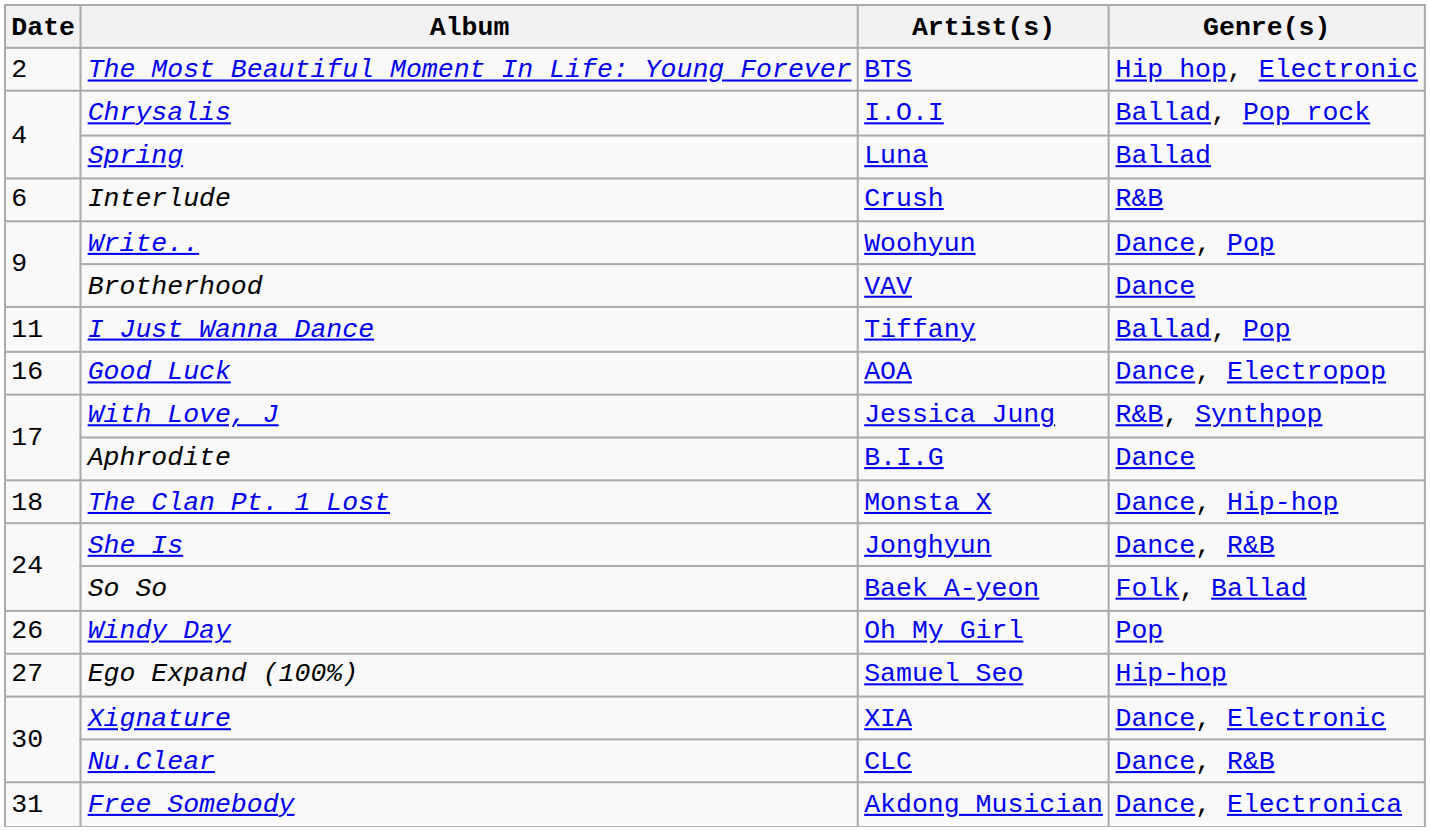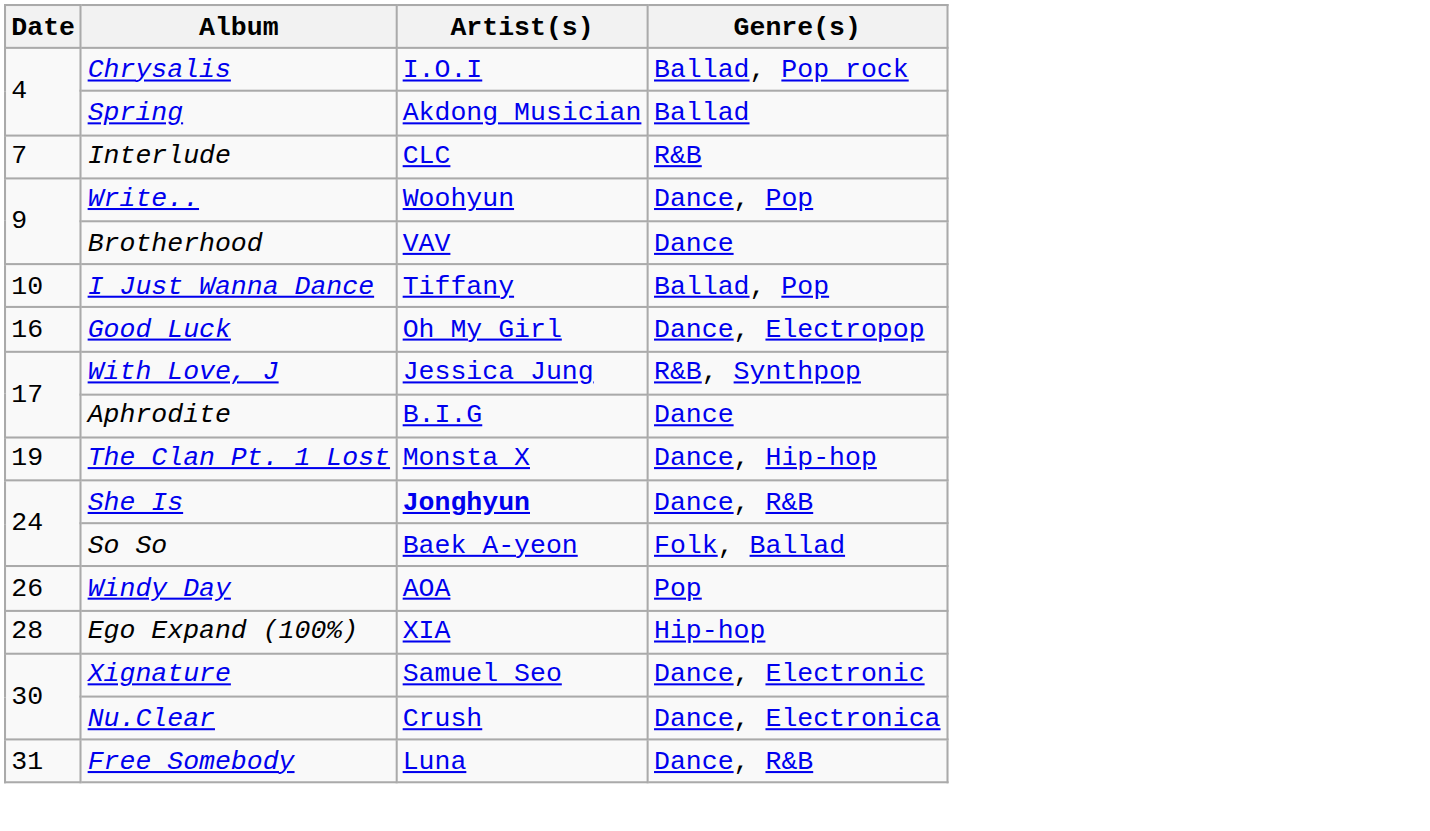- row: (470, 70)
(896, 156) Luna -> (522, 113) Akdong Musician
(19, 200) 6 -> (19, 156) 7
(904, 200) Crush -> (427, 156) CLC
(27, 329) 11 -> (27, 286) 10
(888, 372) AOA -> (482, 329) Oh My Girl
(27, 502) 18 -> (27, 459) 19
(928, 545) normal -> (466, 502) bold
(944, 632) Oh My Girl -> (427, 589) AOA
(27, 675) 27 -> (27, 632) 28
(944, 675) Samuel Seo -> (427, 632) XIA
(888, 718) XIA -> (482, 675) Samuel Seo
(888, 761) CLC -> (442, 718) Crush
(1195, 761) Dance, R&B -> (797, 718) Dance, Electronica
(984, 805) Akdong Musician -> (435, 761) Luna
(1259, 805) Dance, Electronica -> (734, 761) Dance, R&B
